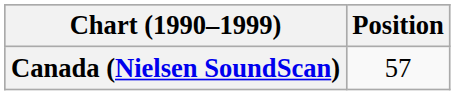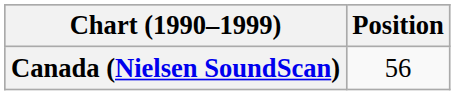(398, 67) 57 -> (398, 67) 56
